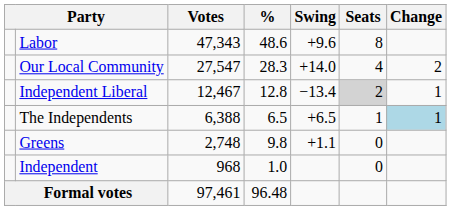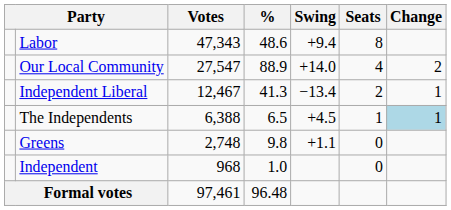(322, 42) +9.6 -> (322, 42) +9.4
(273, 67) 28.3 -> (273, 67) 88.9
(273, 92) 12.8 -> (273, 92) 41.3
(379, 92) lightgrey background -> (379, 92) no background
(322, 117) +6.5 -> (322, 117) +4.5
